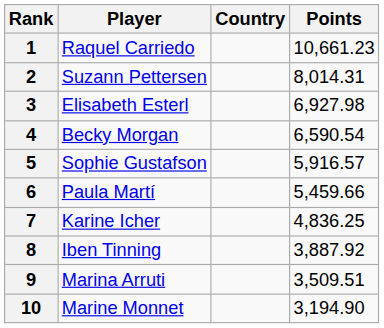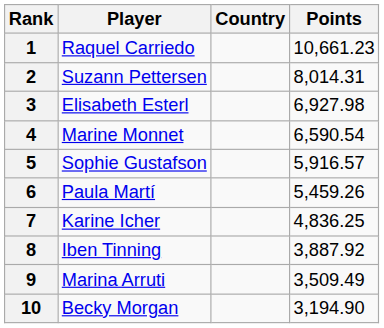(120, 134) Becky Morgan -> (123, 134) Marine Monnet
(329, 192) 5,459.66 -> (329, 192) 5,459.26
(329, 279) 3,509.51 -> (329, 279) 3,509.49
(123, 308) Marine Monnet -> (120, 308) Becky Morgan
